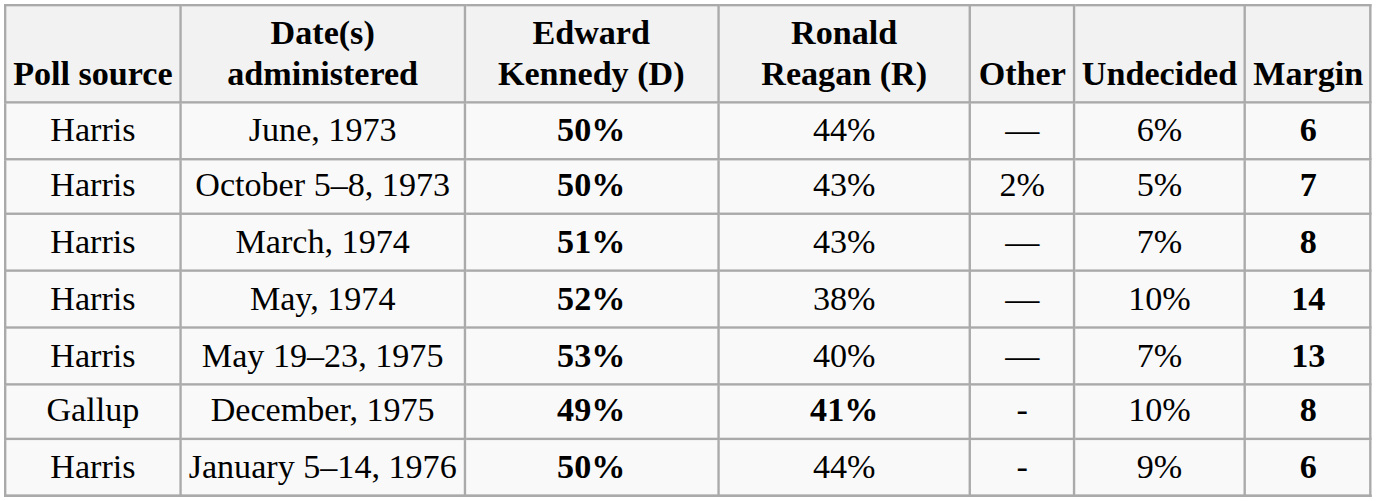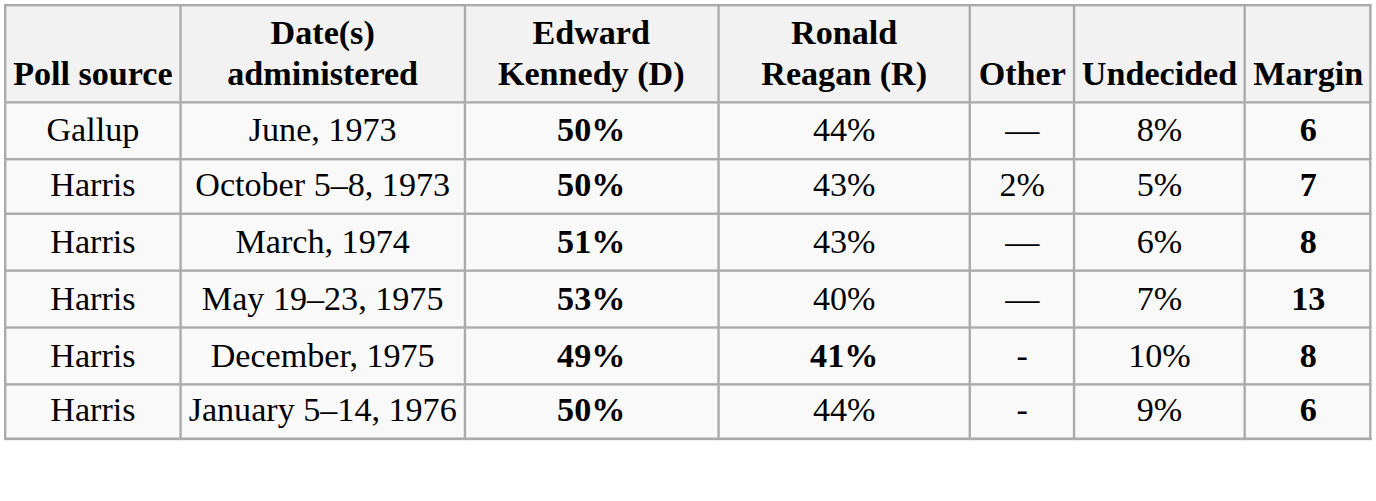(93, 129) Harris -> (93, 129) Gallup
(1160, 129) 6% -> (1160, 129) 8%
(1160, 242) 7% -> (1160, 242) 6%
- row: (323, 298)
(93, 411) Gallup -> (93, 354) Harris
